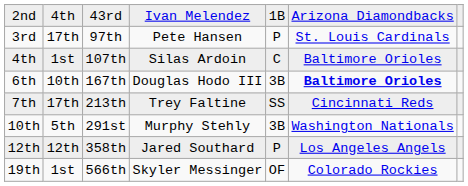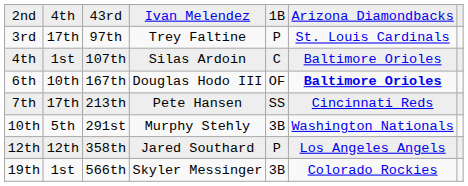(197, 38) Pete Hansen -> (197, 38) Trey Faltine
(277, 82) 3B -> (277, 82) OF
(197, 104) Trey Faltine -> (197, 104) Pete Hansen
(277, 170) OF -> (277, 170) 3B
